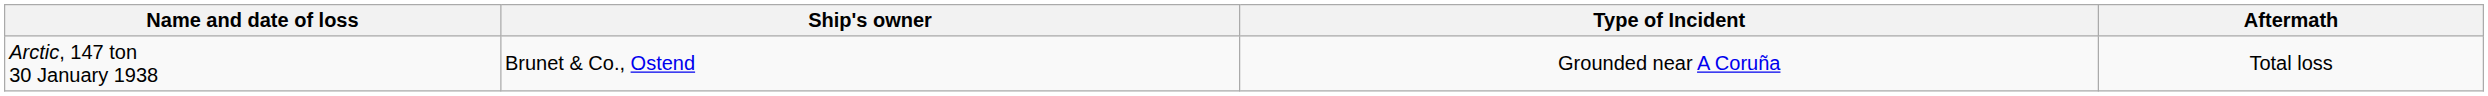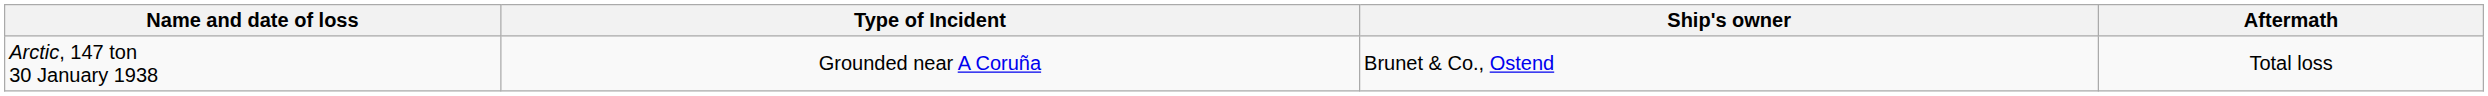columns swapped: (870, 20) <-> (1669, 20)
